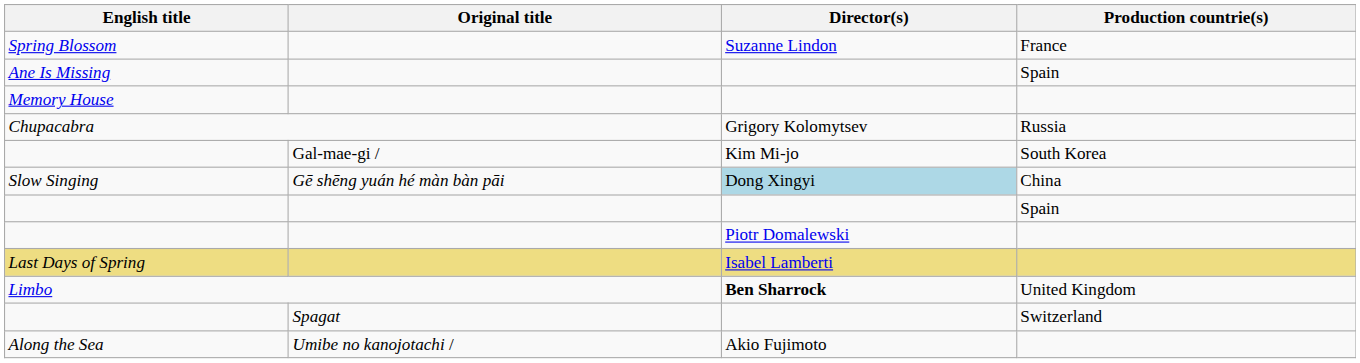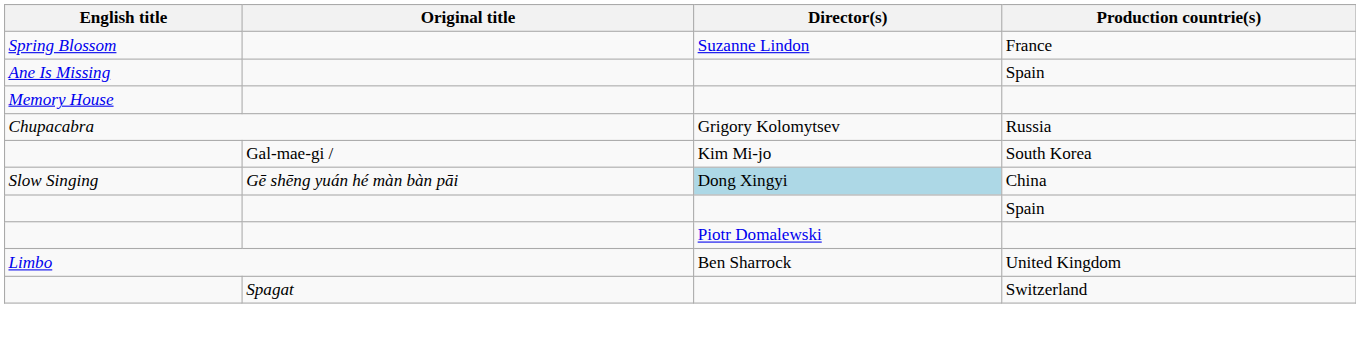- row: (77, 262)
(776, 289) bold -> (744, 262) normal
- row: (56, 343)
